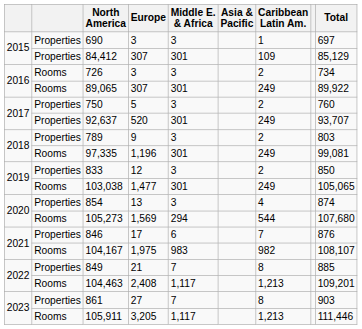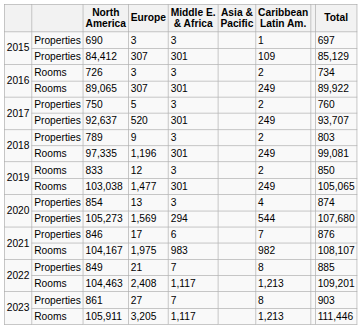(58, 170) Properties -> (50, 170) Rooms
(50, 219) Rooms -> (58, 219) Properties
